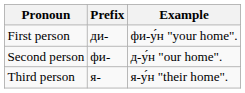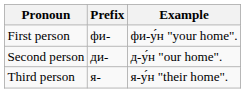(99, 35) ди- -> (100, 35) фи-
(100, 56) фи- -> (99, 56) ди-
